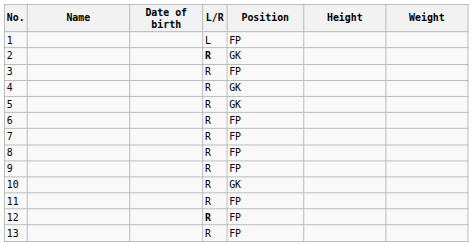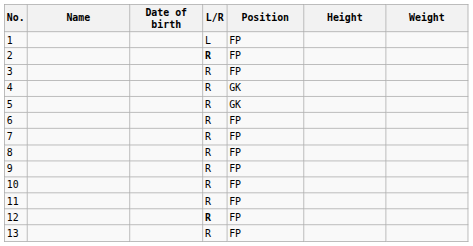(235, 56) GK -> (235, 56) FP
(235, 185) GK -> (235, 185) FP
